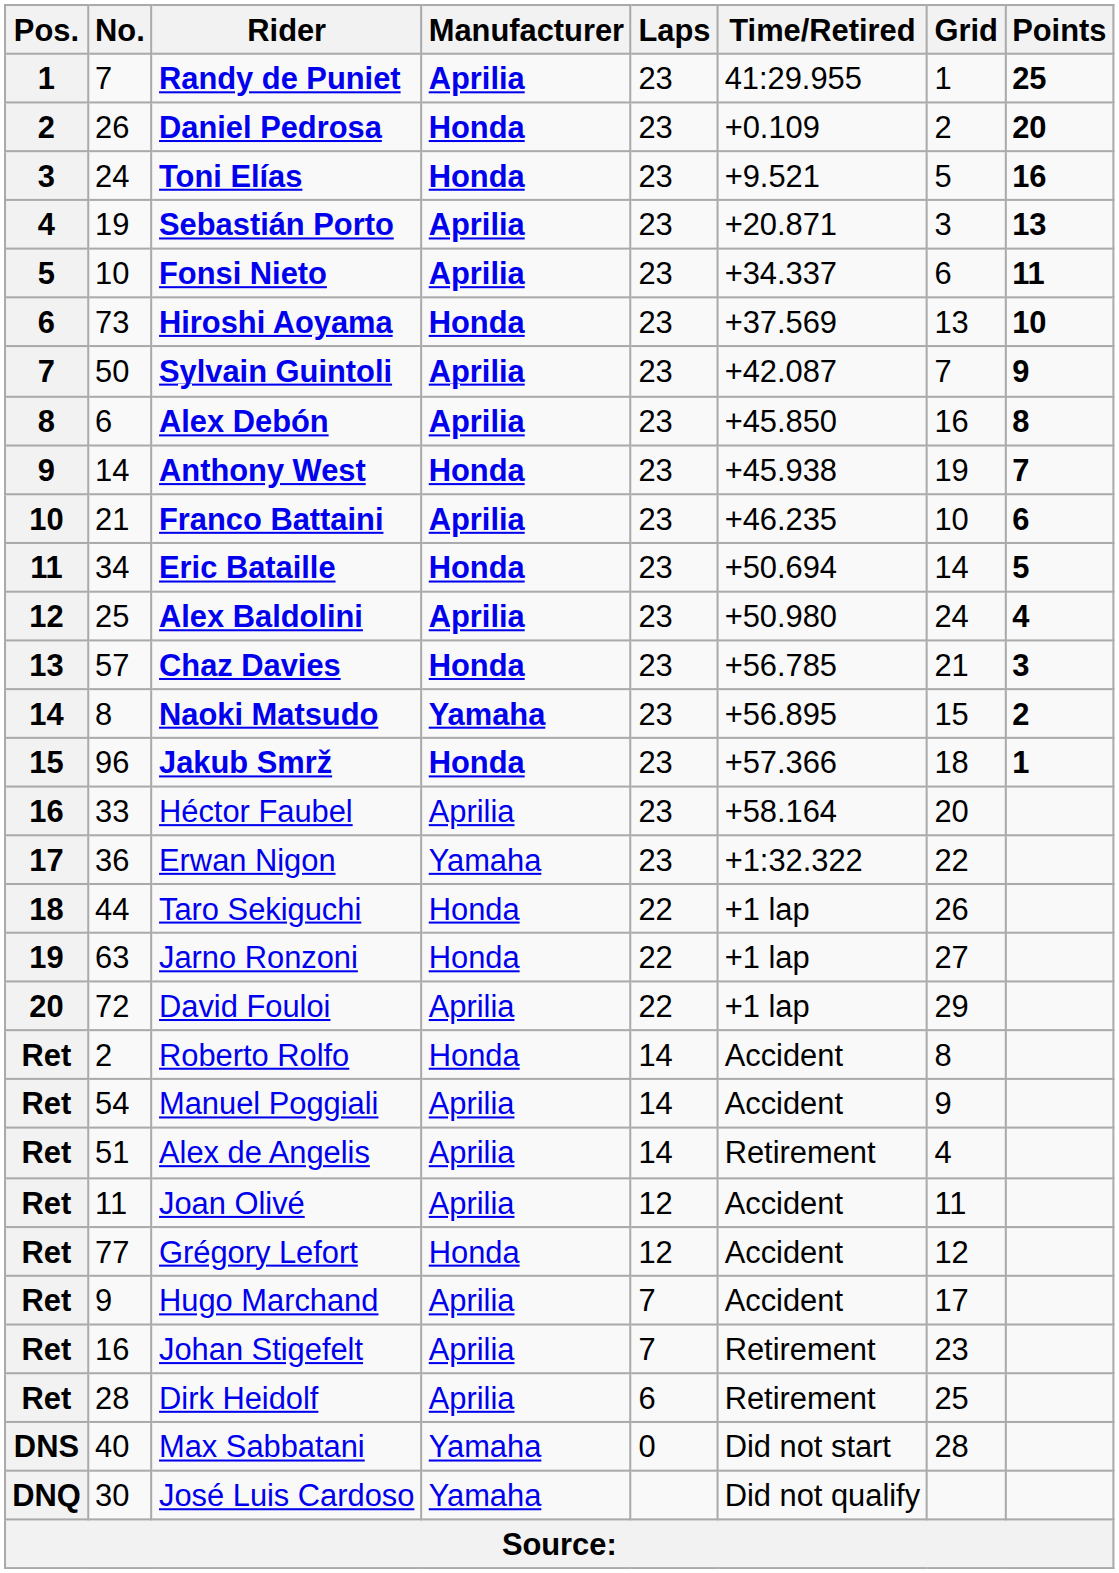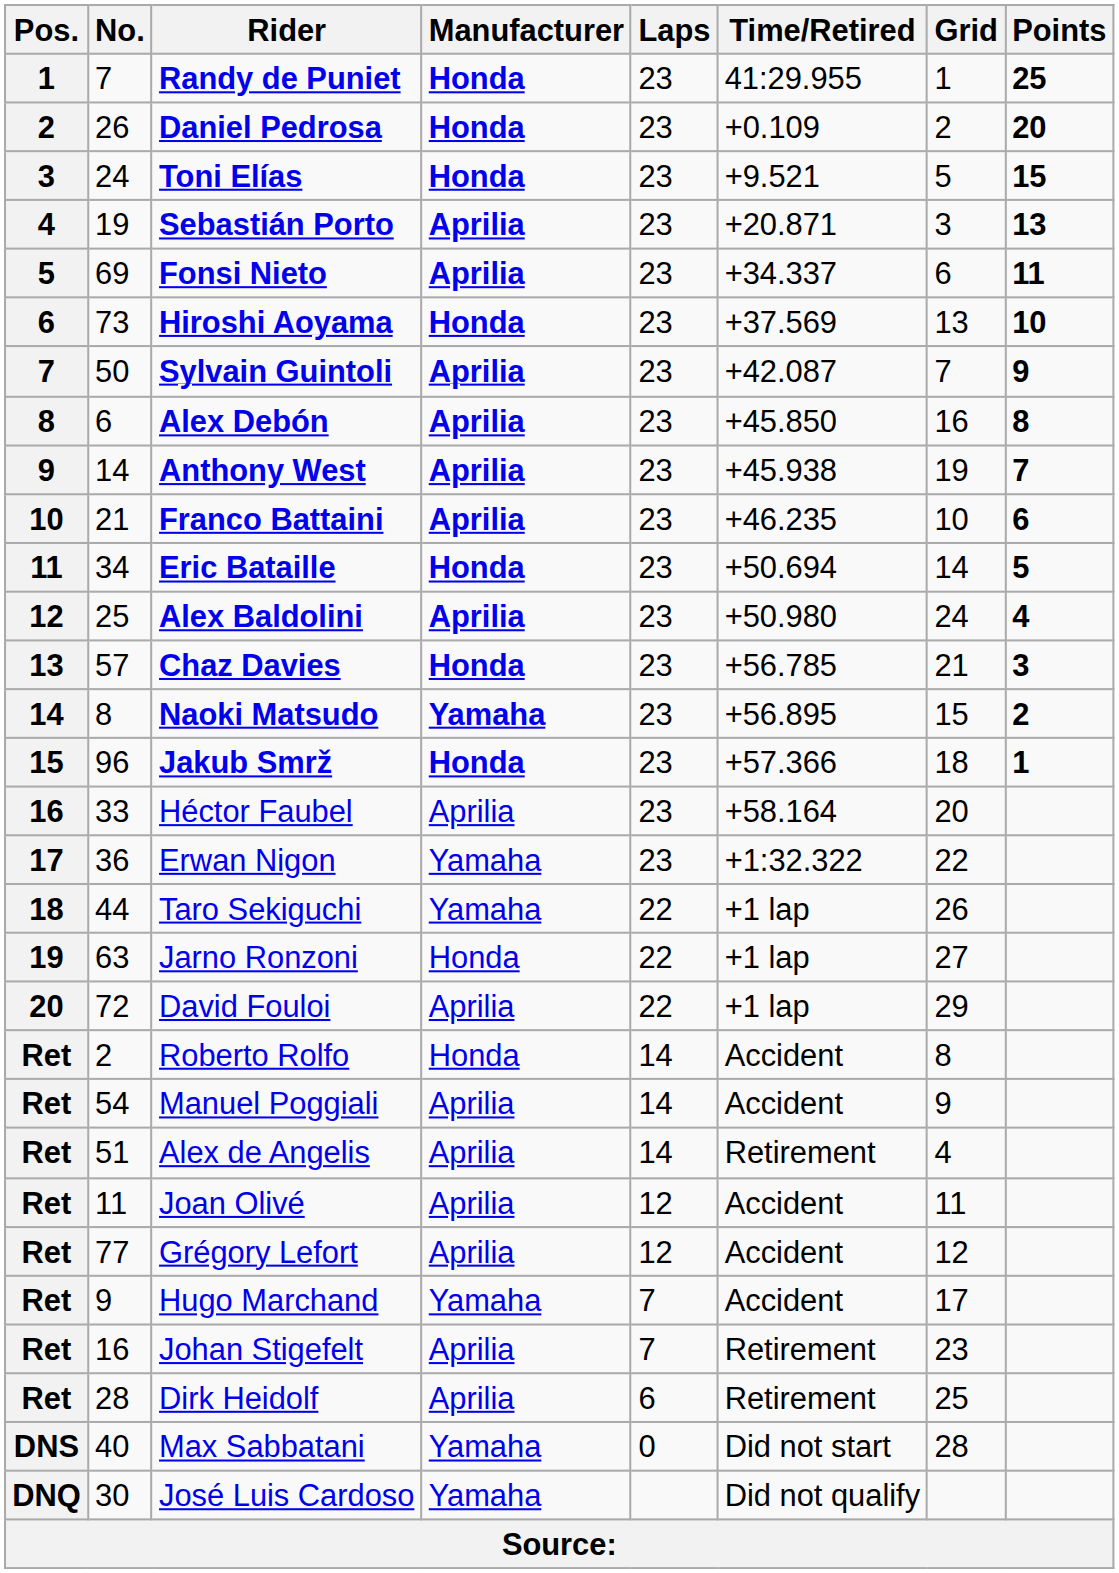(477, 78) Aprilia -> (477, 78) Honda
(1029, 176) 16 -> (1029, 176) 15
(112, 274) 10 -> (112, 274) 69
(477, 469) Honda -> (477, 469) Aprilia
(474, 909) Honda -> (485, 909) Yamaha
(474, 1251) Honda -> (472, 1251) Aprilia
(472, 1300) Aprilia -> (485, 1300) Yamaha
